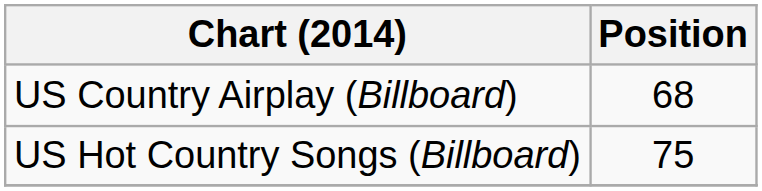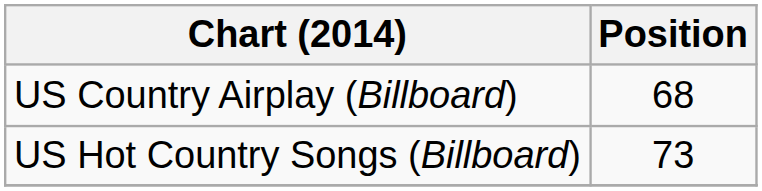(673, 154) 75 -> (673, 154) 73
